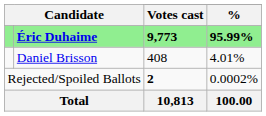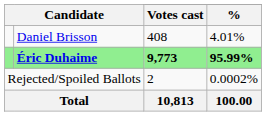rows swapped: (57, 36) <-> (57, 57)
(150, 79) bold -> (150, 79) normal
